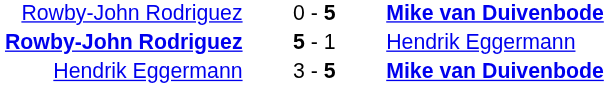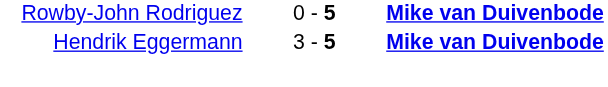- row: (314, 42)
